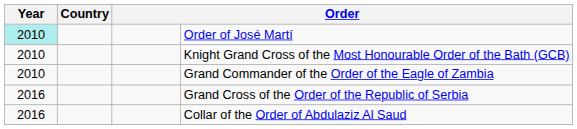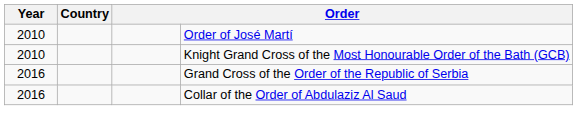(31, 34) paleturquoise background -> (31, 34) no background
- row: (339, 74)
